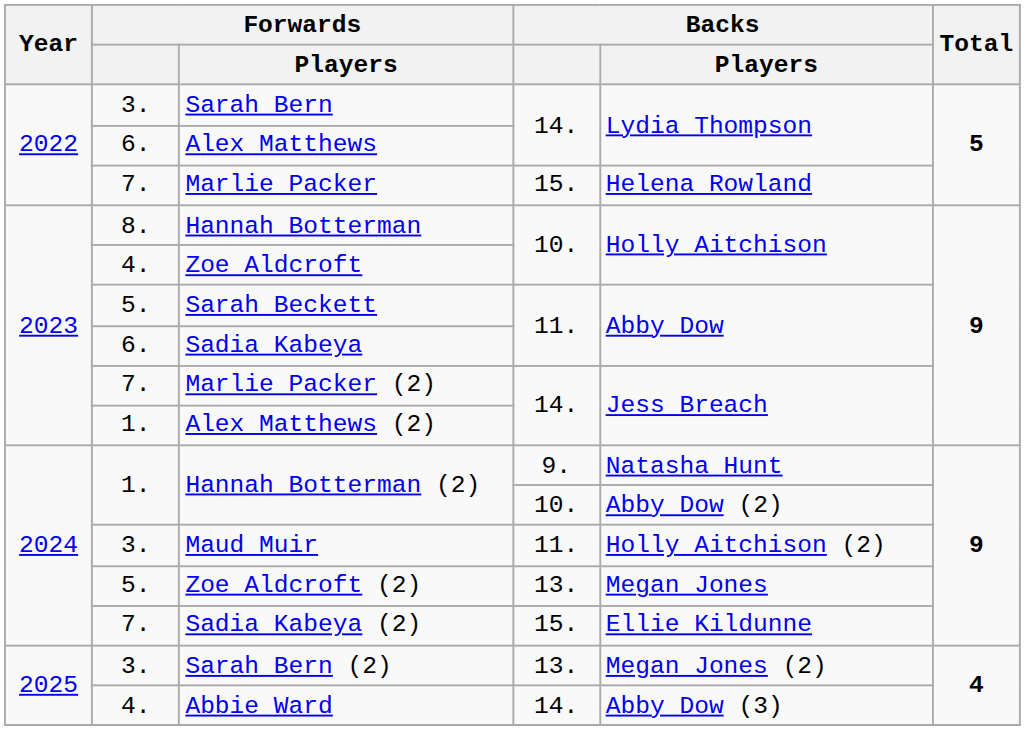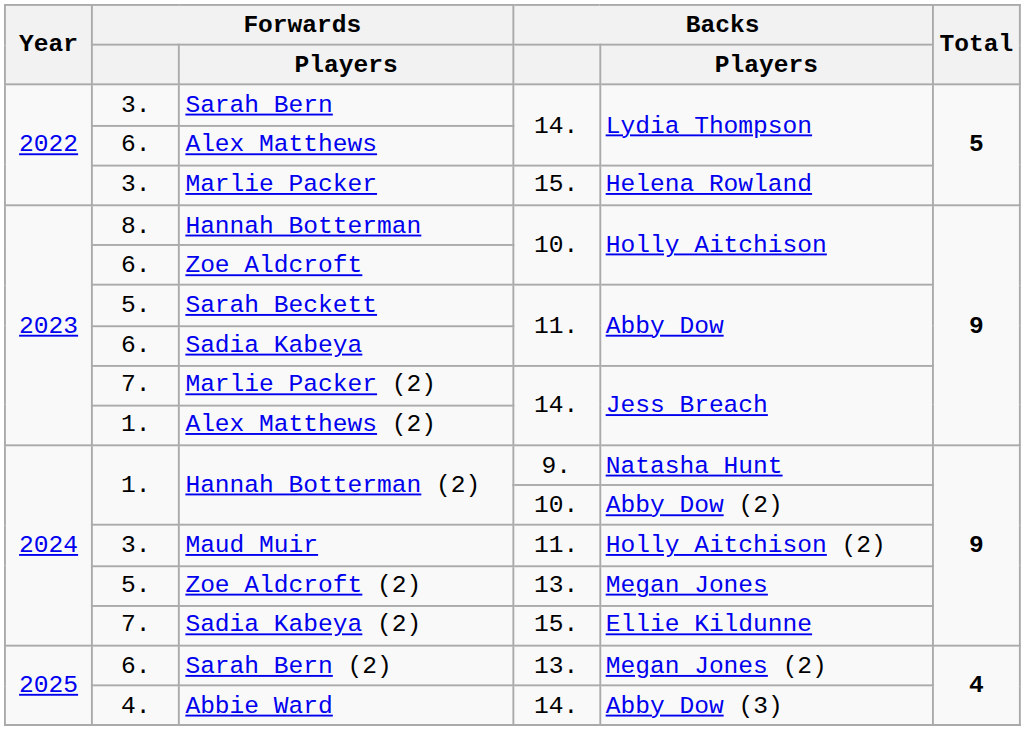(136, 185) 7. -> (136, 185) 3.
(136, 265) 4. -> (136, 265) 6.
(136, 666) 3. -> (136, 666) 6.
